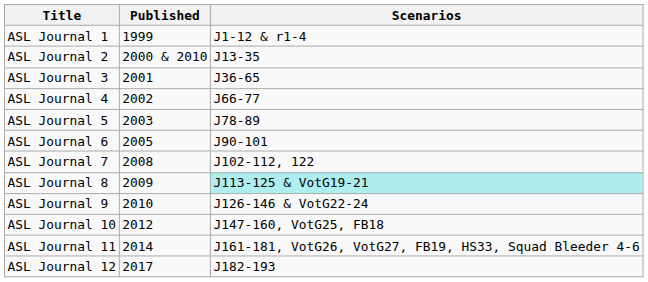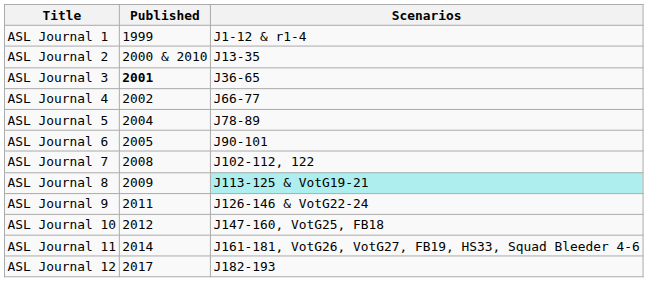(138, 78) normal -> (138, 78) bold
(138, 120) 2003 -> (138, 120) 2004
(138, 204) 2010 -> (138, 204) 2011
